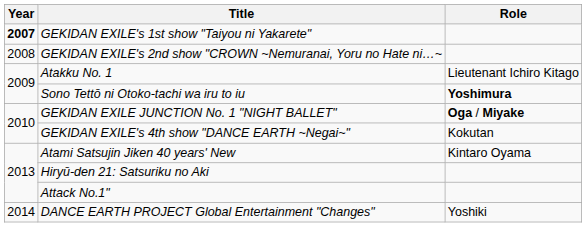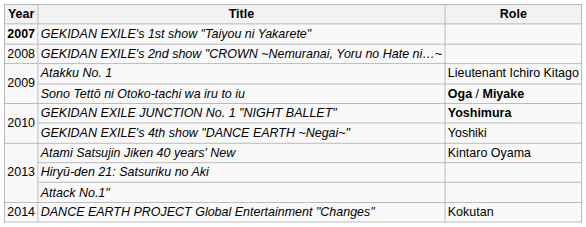(480, 93) Yoshimura -> (486, 93) Oga / Miyake
(486, 113) Oga / Miyake -> (480, 113) Yoshimura
(471, 133) Kokutan -> (467, 133) Yoshiki
(467, 212) Yoshiki -> (471, 212) Kokutan
